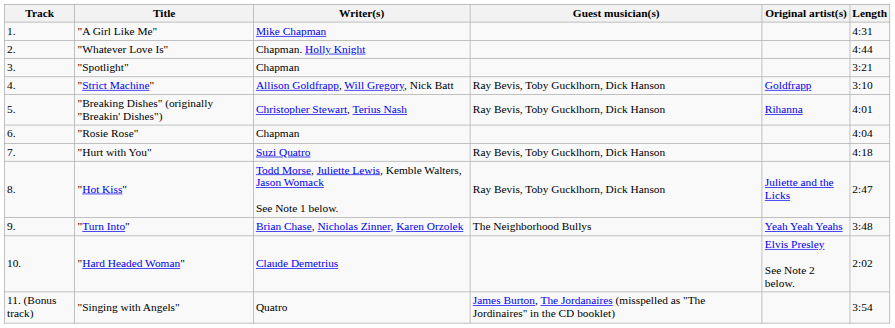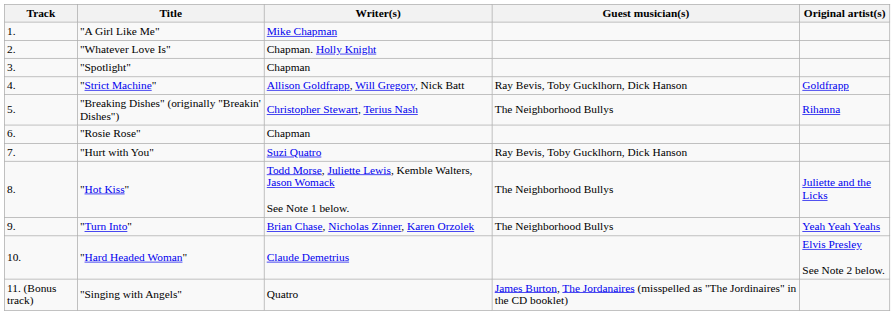- column: (870, 13)
(569, 109) Ray Bevis, Toby Gucklhorn, Dick Hanson -> (554, 109) The Neighborhood Bullys
(569, 189) Ray Bevis, Toby Gucklhorn, Dick Hanson -> (554, 189) The Neighborhood Bullys
